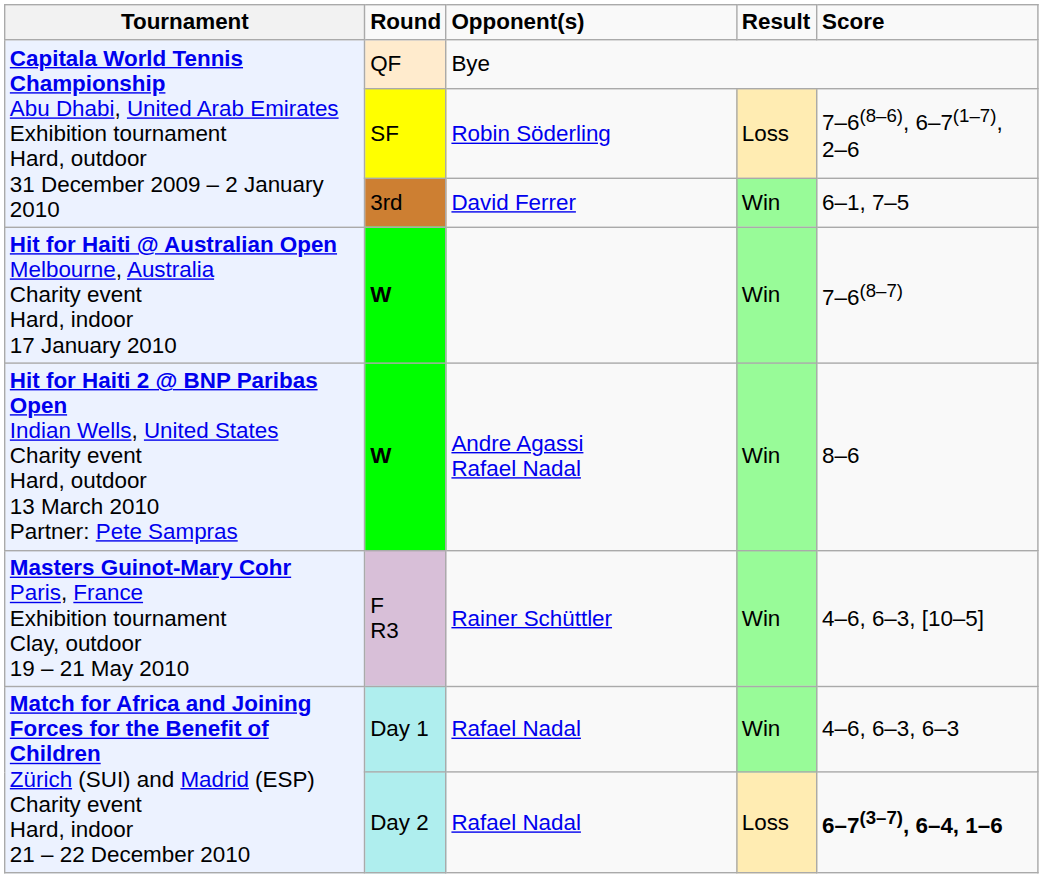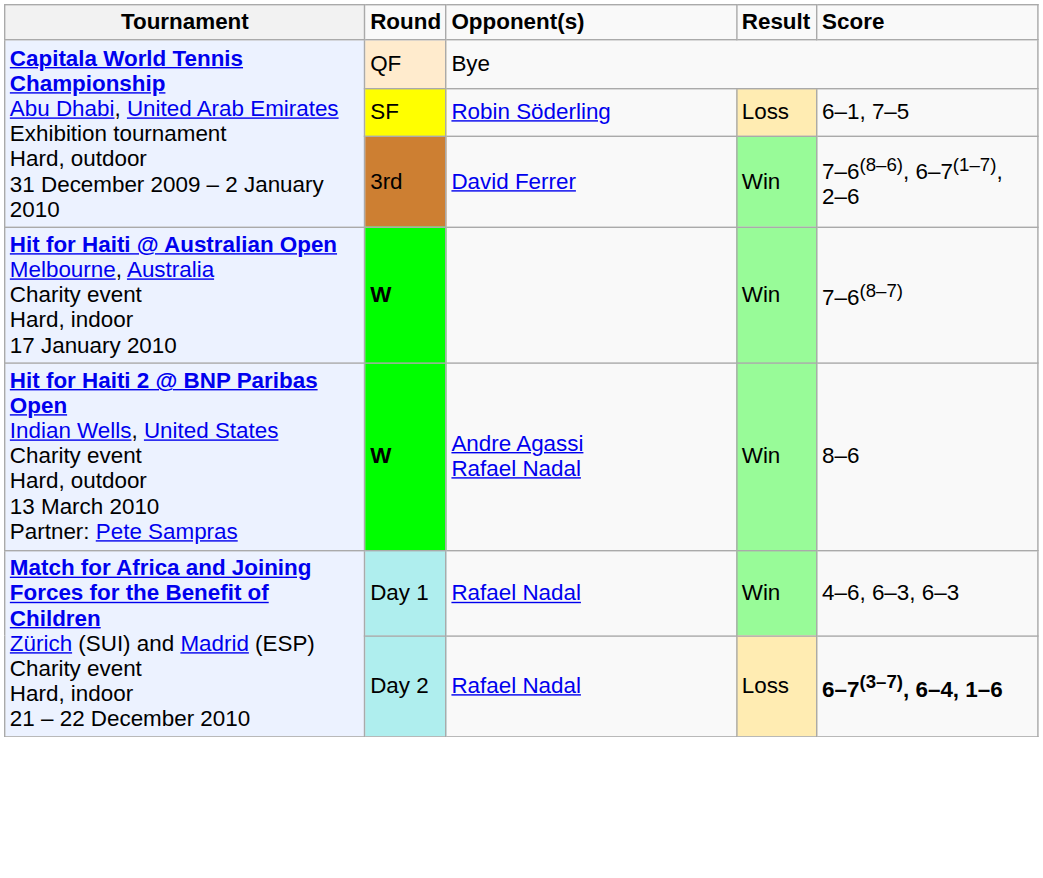(912, 133) 7–6(8–6), 6–7(1–7), 2–6 -> (866, 112) 6–1, 7–5
(866, 202) 6–1, 7–5 -> (912, 181) 7–6(8–6), 6–7(1–7), 2–6
- row: (385, 617)
